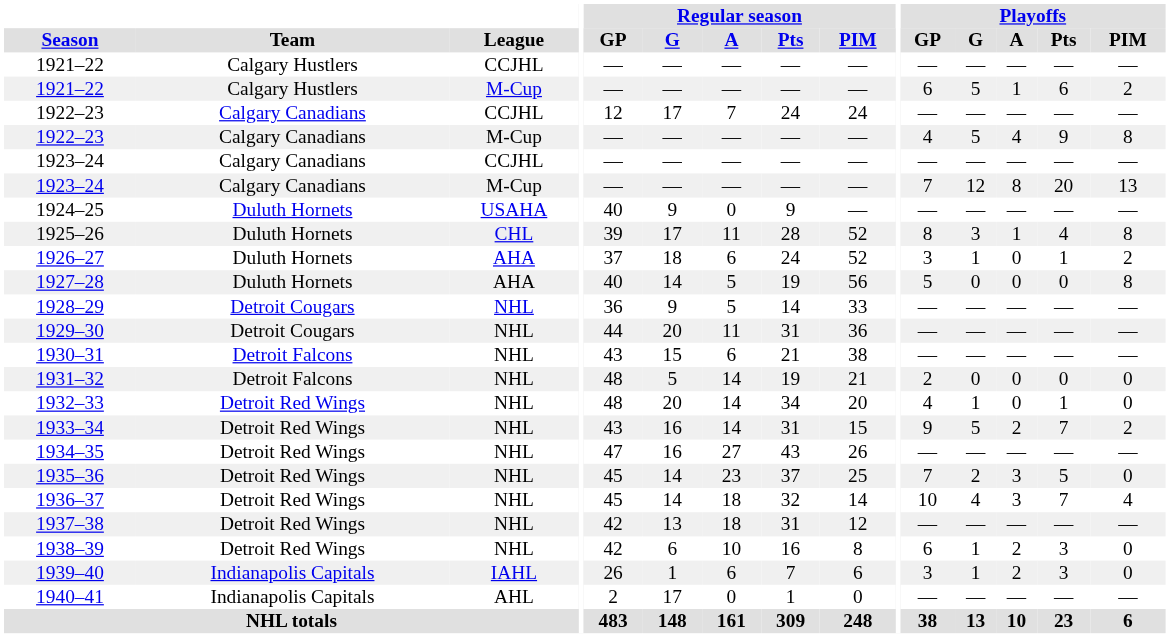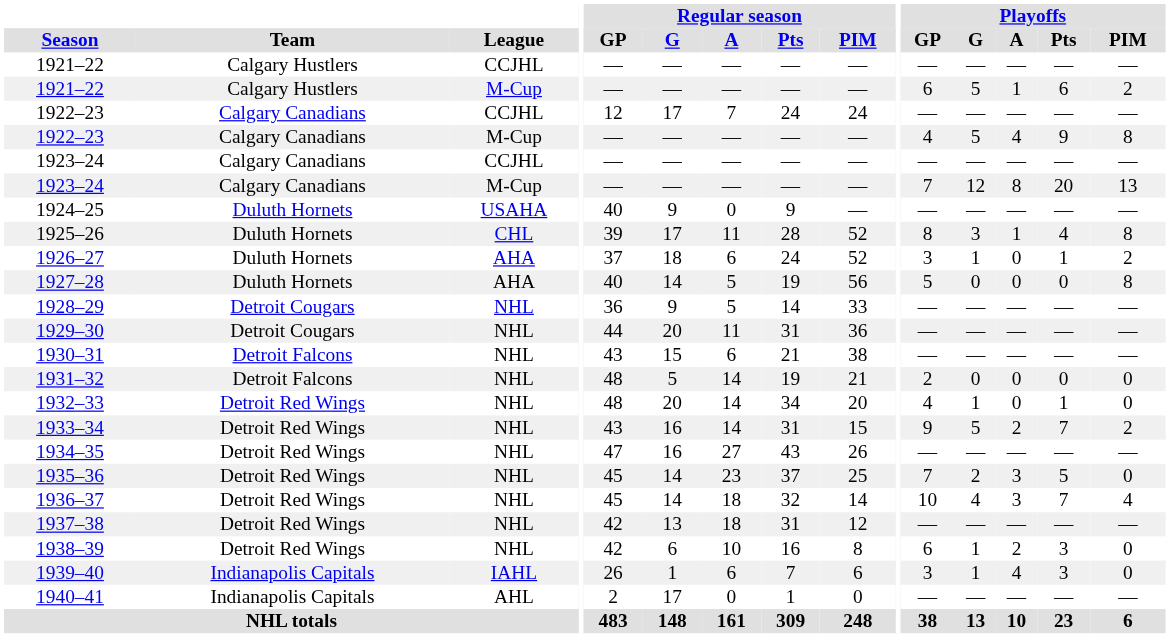(1017, 572) 2 -> (1017, 572) 4
